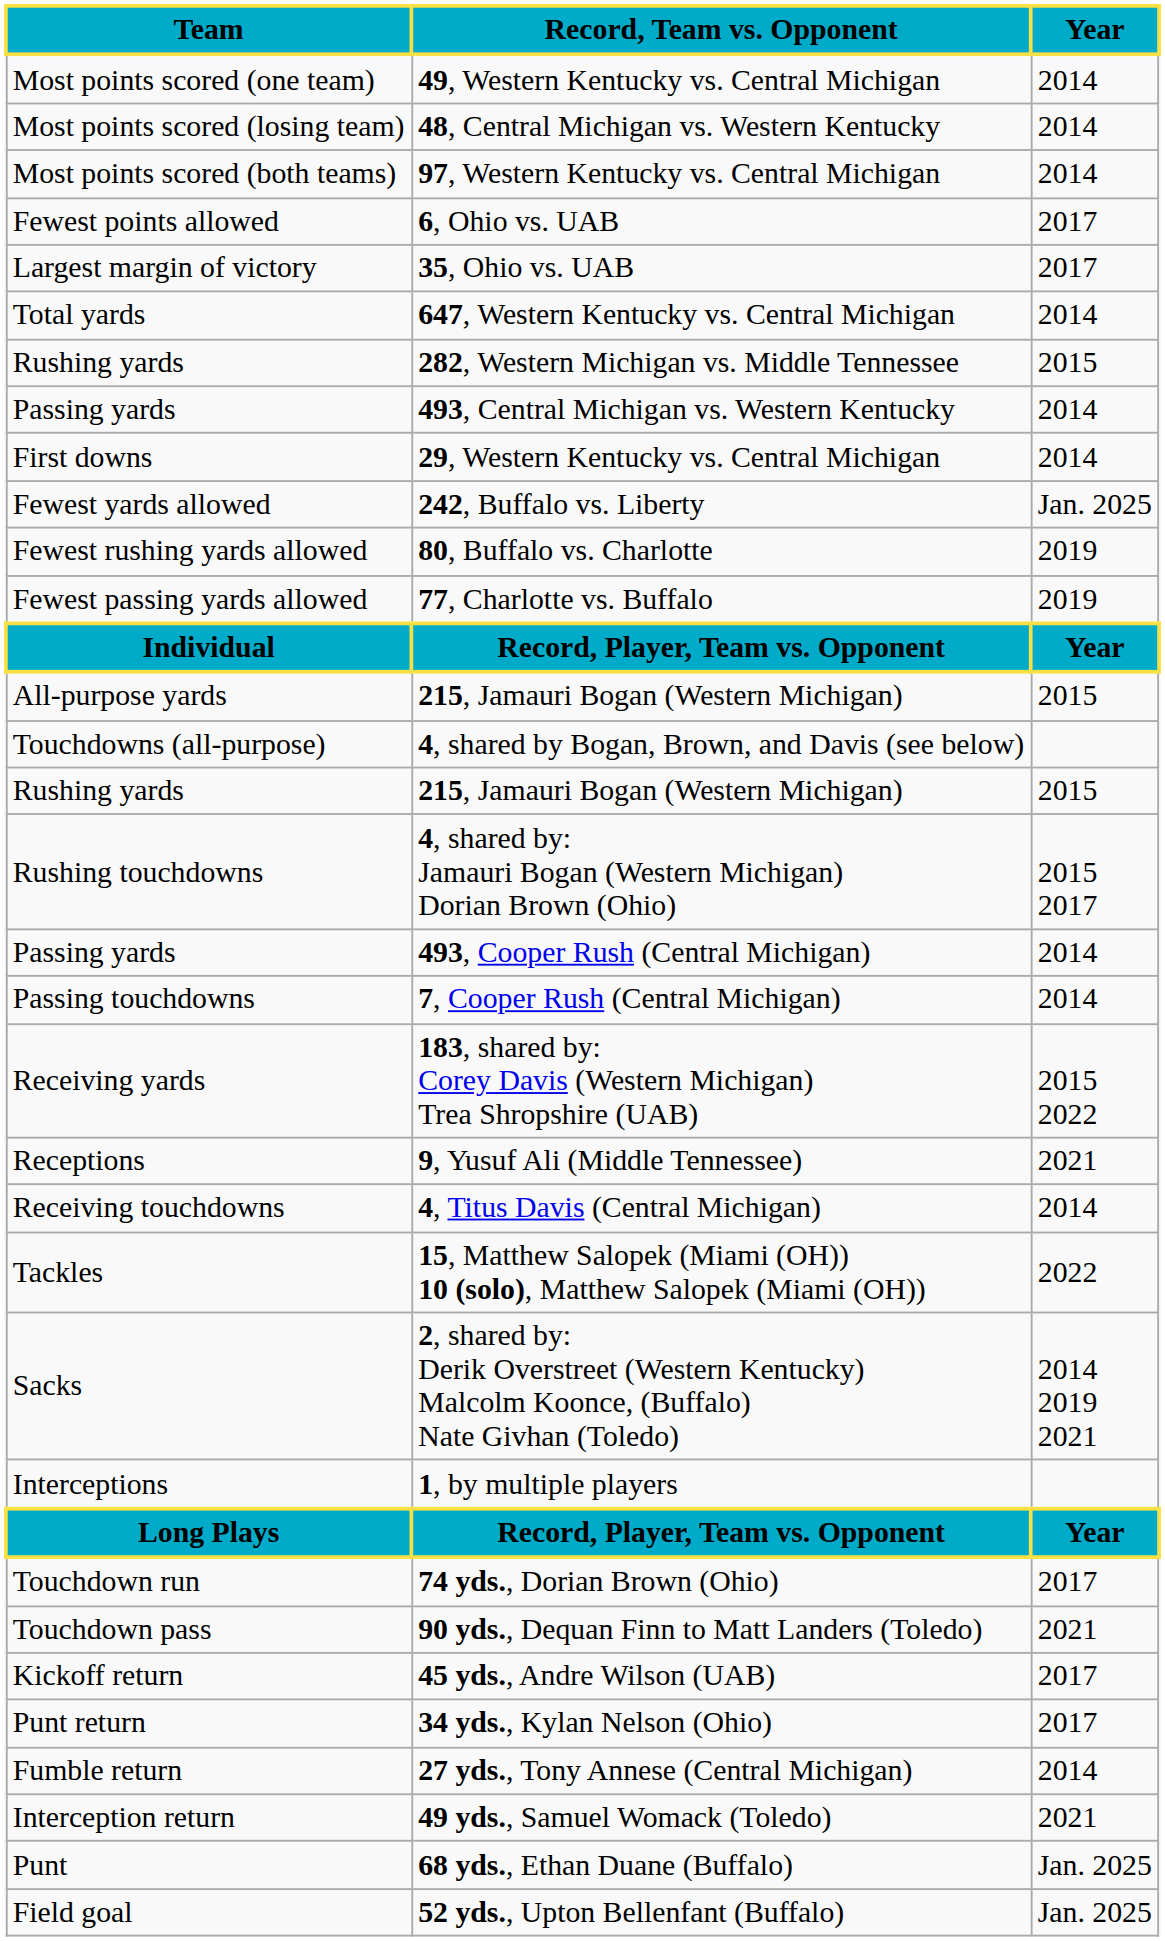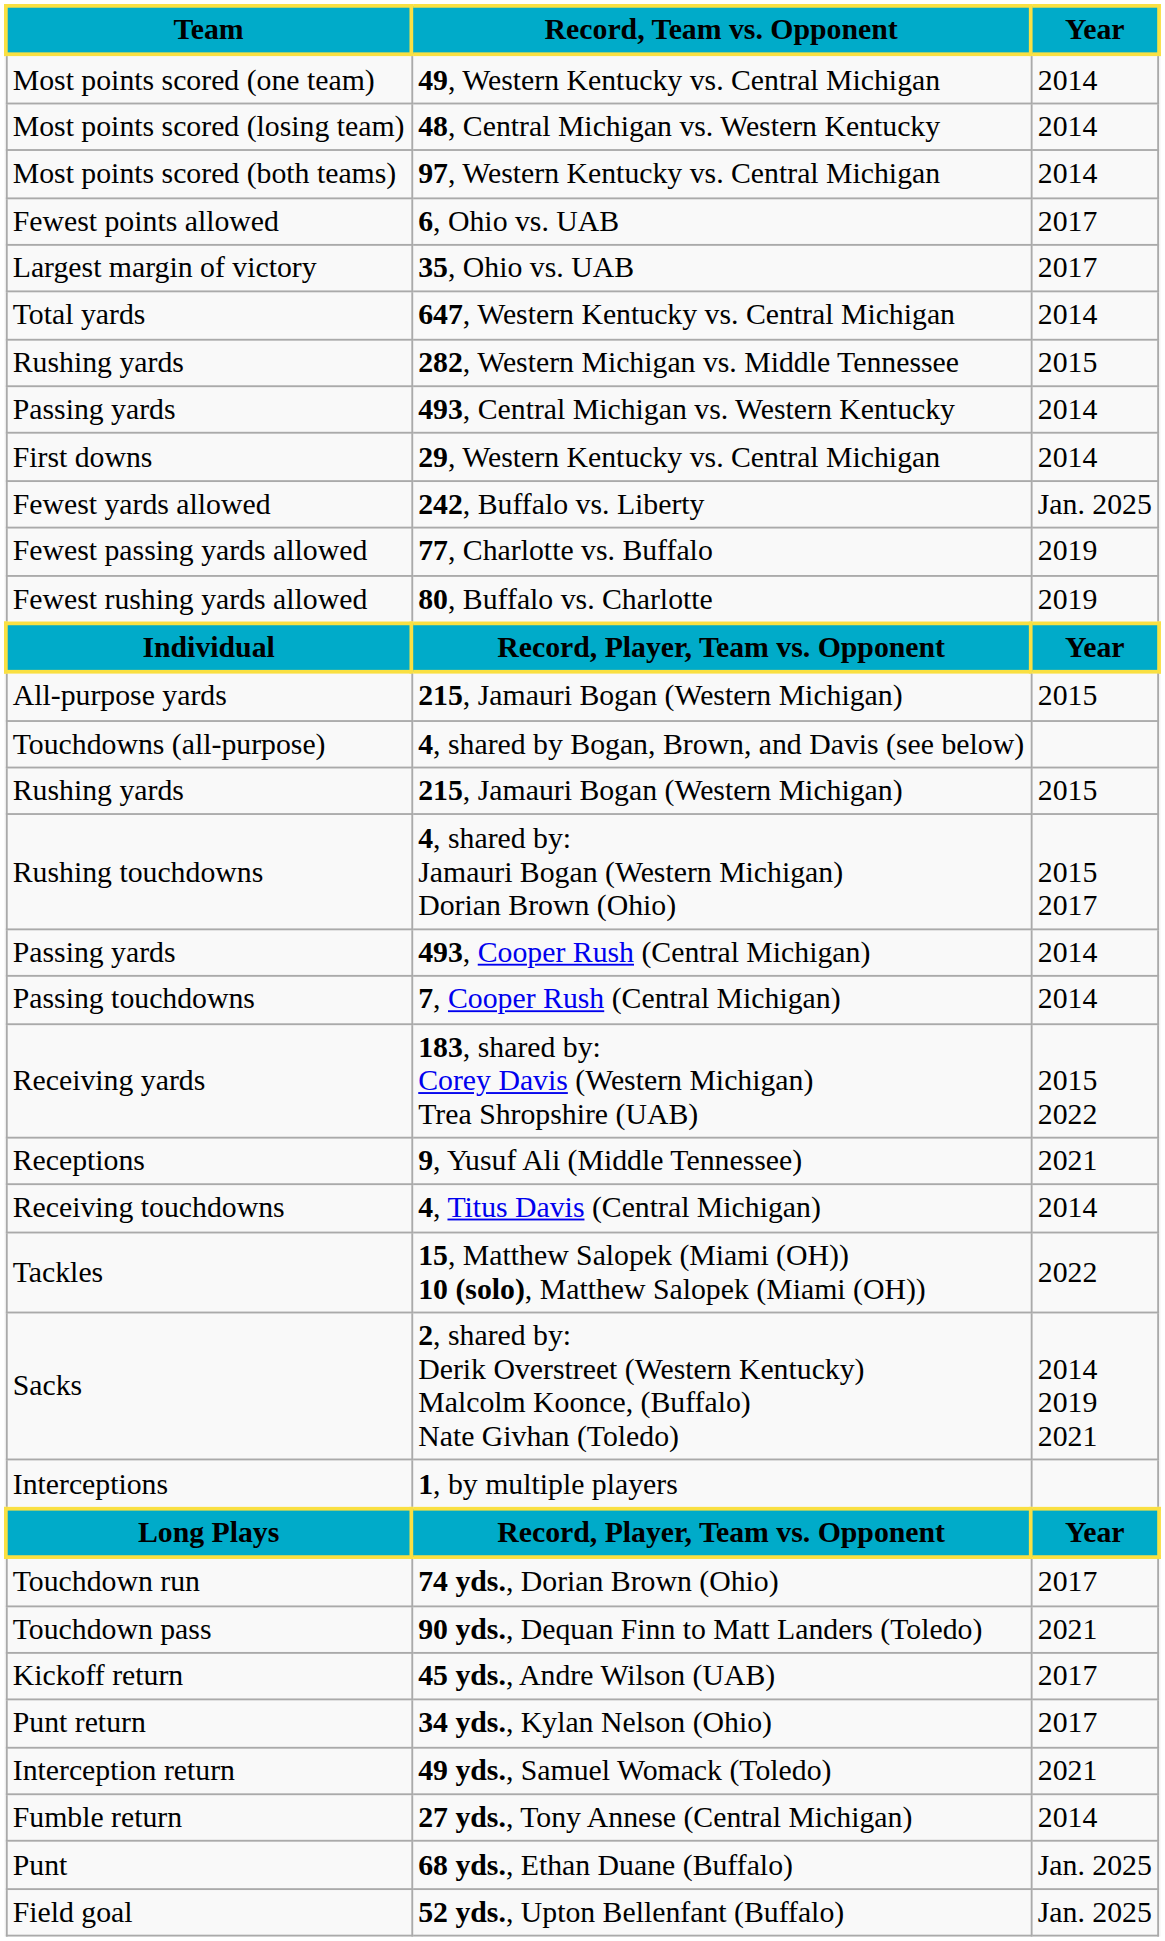rows swapped: (190, 550) <-> (190, 598)
rows swapped: (124, 1817) <-> (97, 1770)
